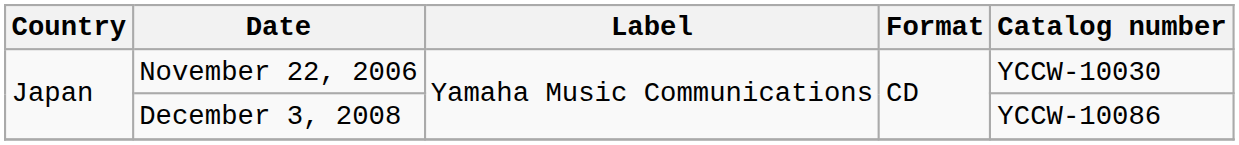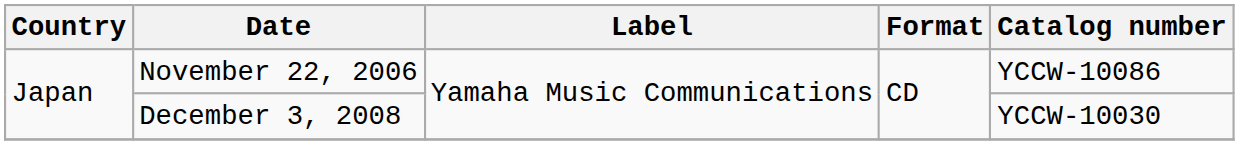(1079, 72) YCCW-10030 -> (1079, 72) YCCW-10086
(1079, 116) YCCW-10086 -> (1079, 116) YCCW-10030
